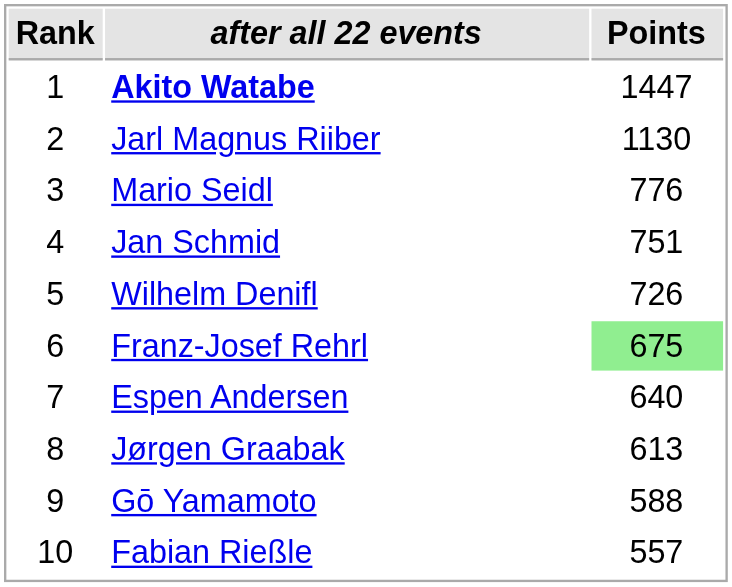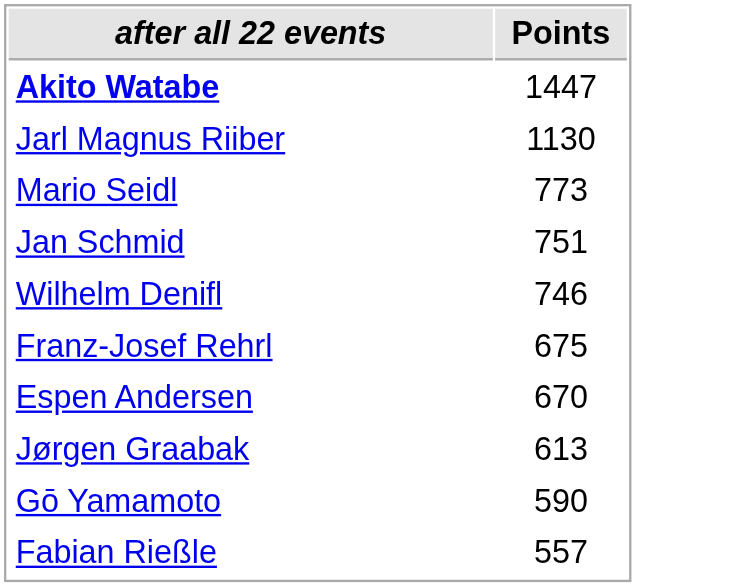- column: (55, 33)
(656, 191) 776 -> (561, 191) 773
(656, 294) 726 -> (561, 294) 746
(656, 346) lightgreen background -> (561, 346) no background
(656, 398) 640 -> (561, 398) 670
(656, 501) 588 -> (561, 501) 590
